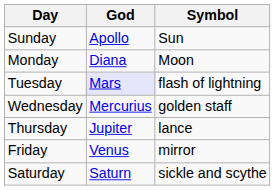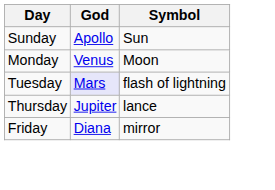(108, 60) Diana -> (93, 60) Venus
- row: (45, 106)
(109, 151) Venus -> (92, 128) Diana
- row: (36, 173)
